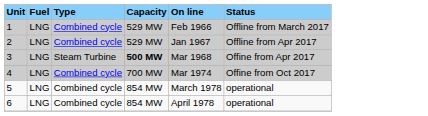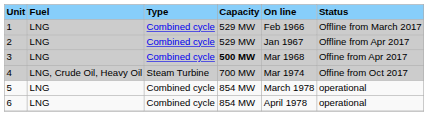(85, 57) Steam Turbine -> (181, 57) Combined cycle
(39, 73) LNG -> (86, 73) LNG, Crude Oil, Heavy Oil
(88, 73) Combined cycle -> (178, 73) Steam Turbine
